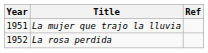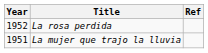rows swapped: (106, 26) <-> (72, 40)
